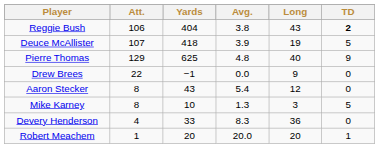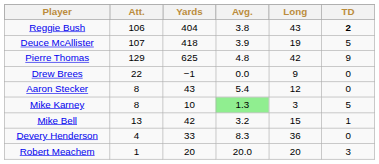(295, 58) 40 -> (295, 58) 42
(242, 105) no background -> (242, 105) lightgreen background
+ row: (57, 120)
(348, 136) 1 -> (348, 151) 3
